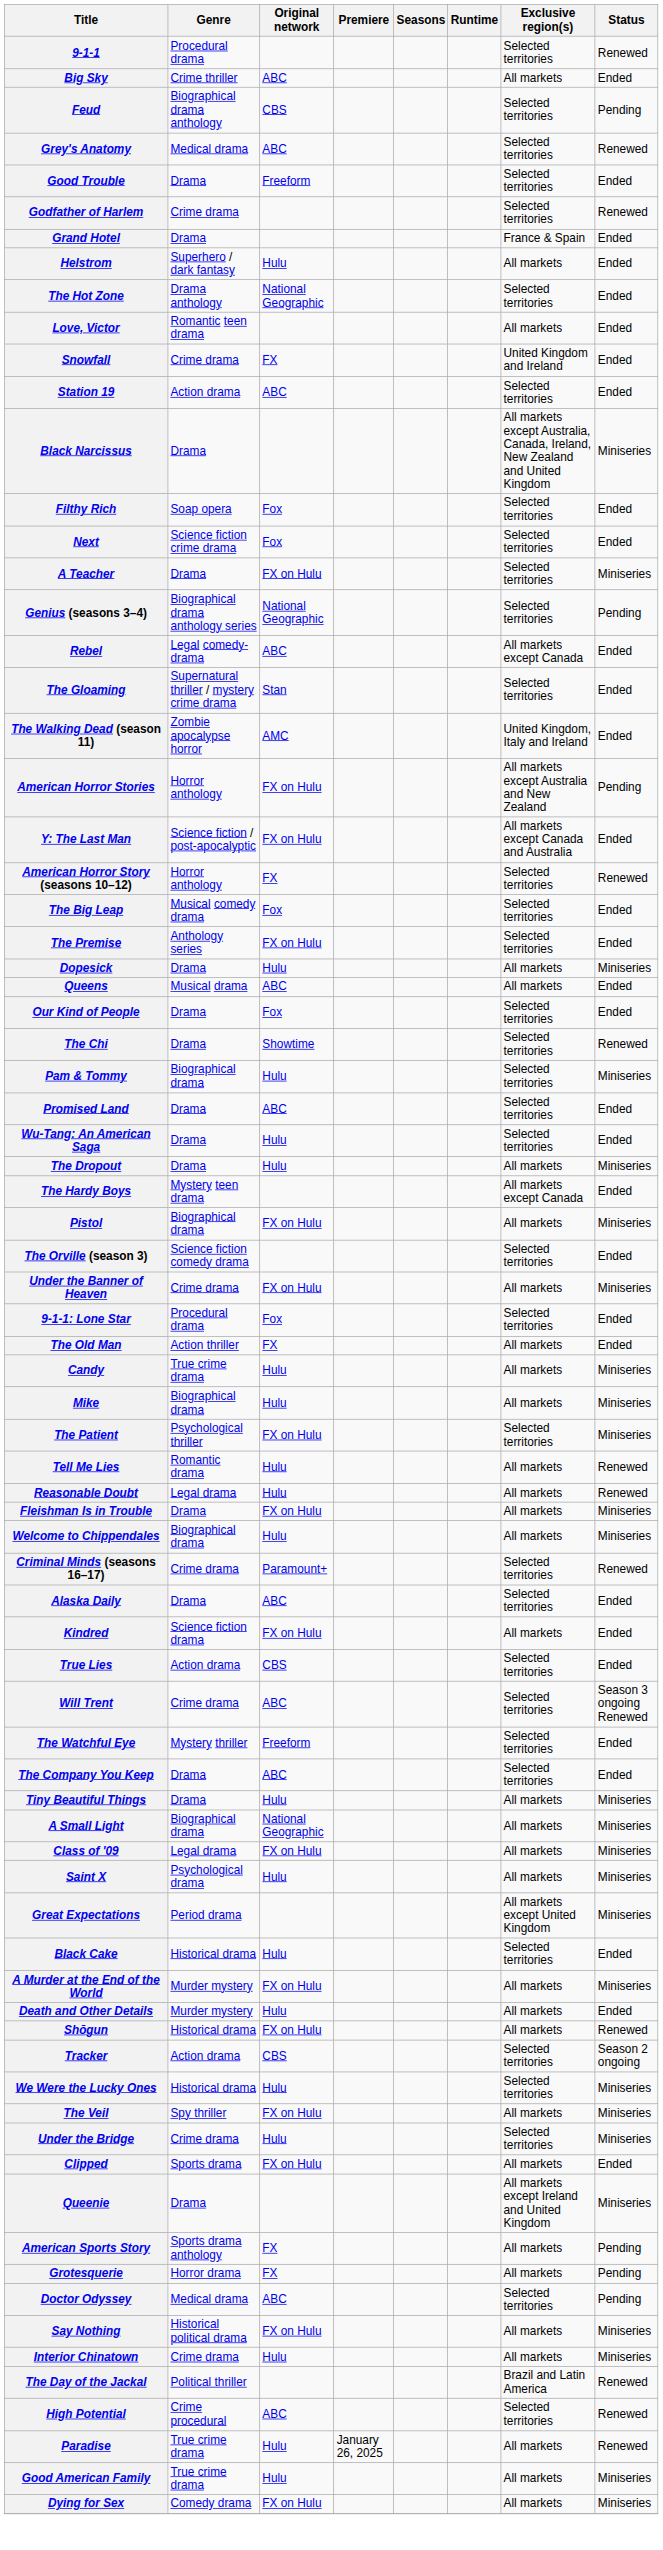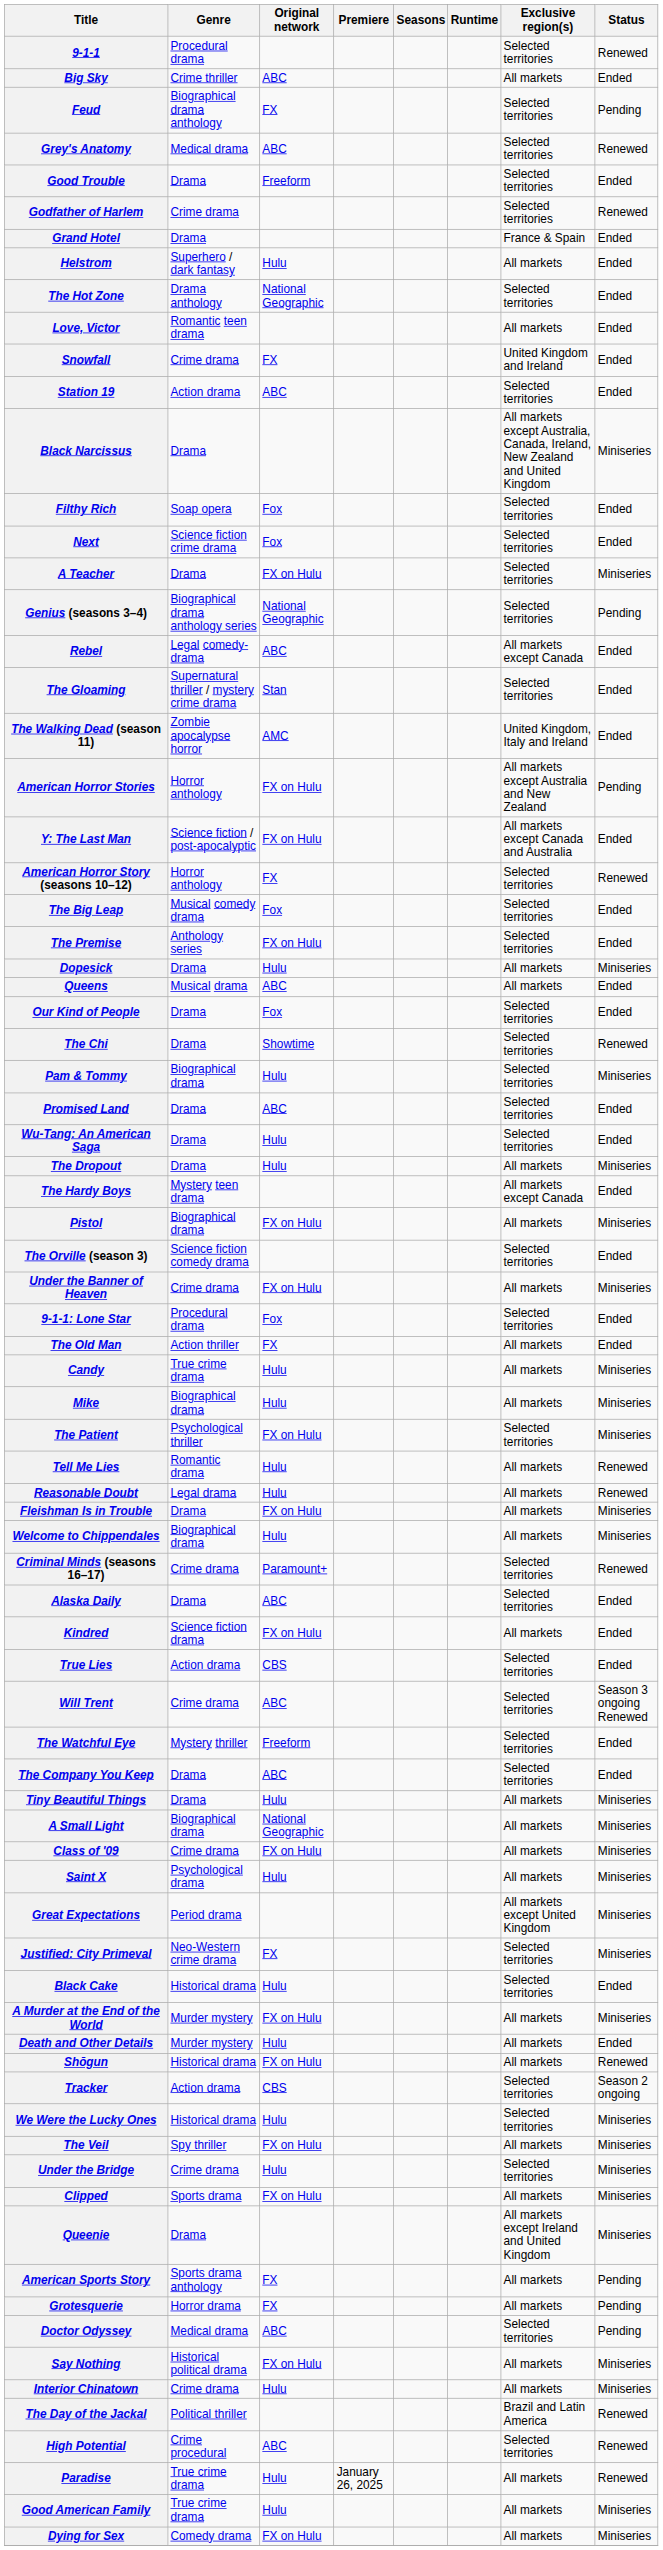(275, 110) CBS -> (270, 110) FX
(203, 1851) Legal drama -> (205, 1851) Crime drama
+ row: (86, 1954)
(615, 2164) Ended -> (624, 2196) Miniseries
